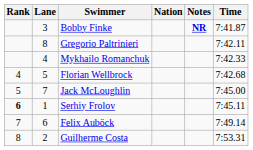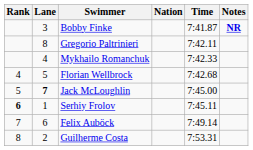columns swapped: (230, 12) <-> (199, 12)
(45, 91) normal -> (45, 91) bold
